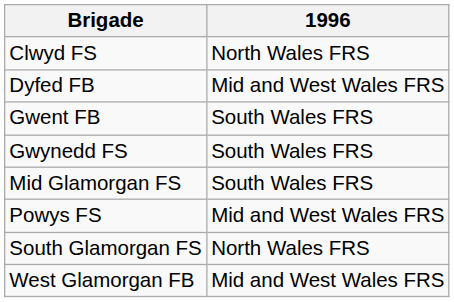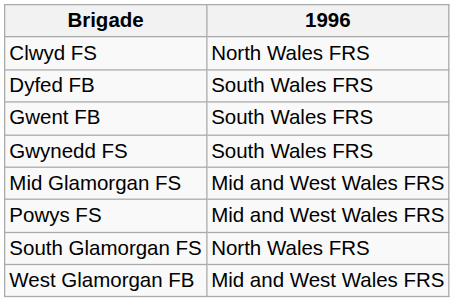(328, 85) Mid and West Wales FRS -> (292, 85) South Wales FRS
(292, 183) South Wales FRS -> (328, 183) Mid and West Wales FRS
